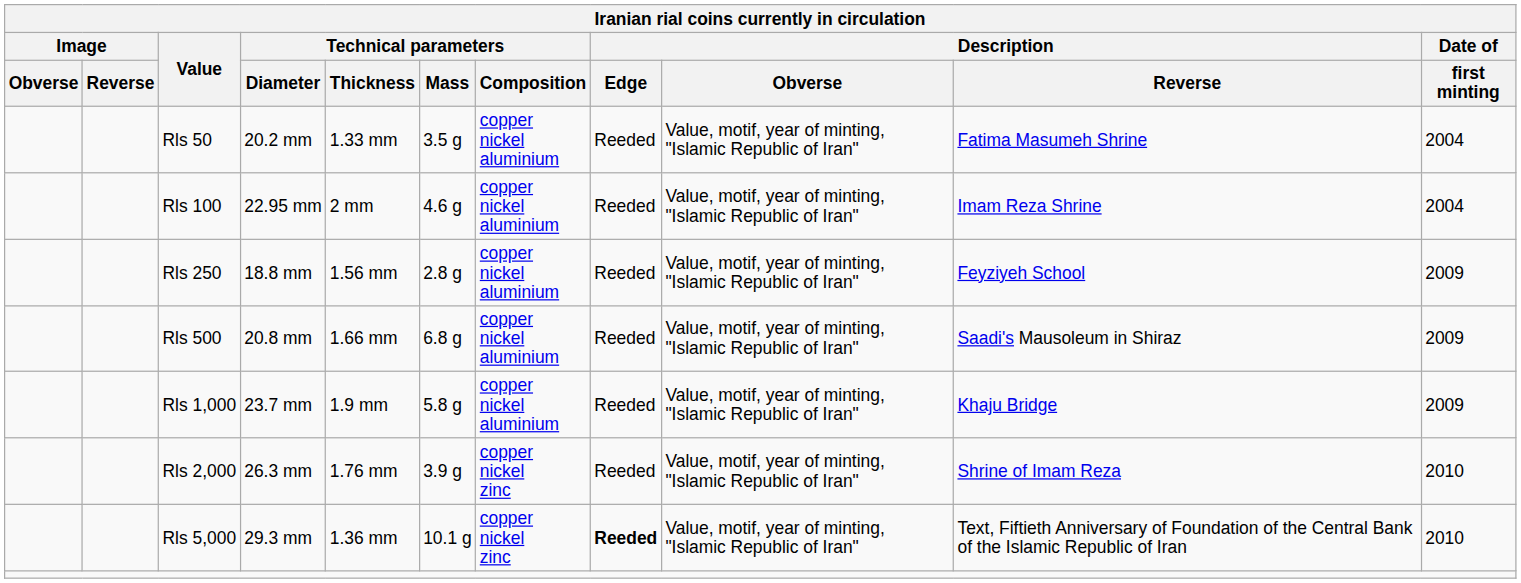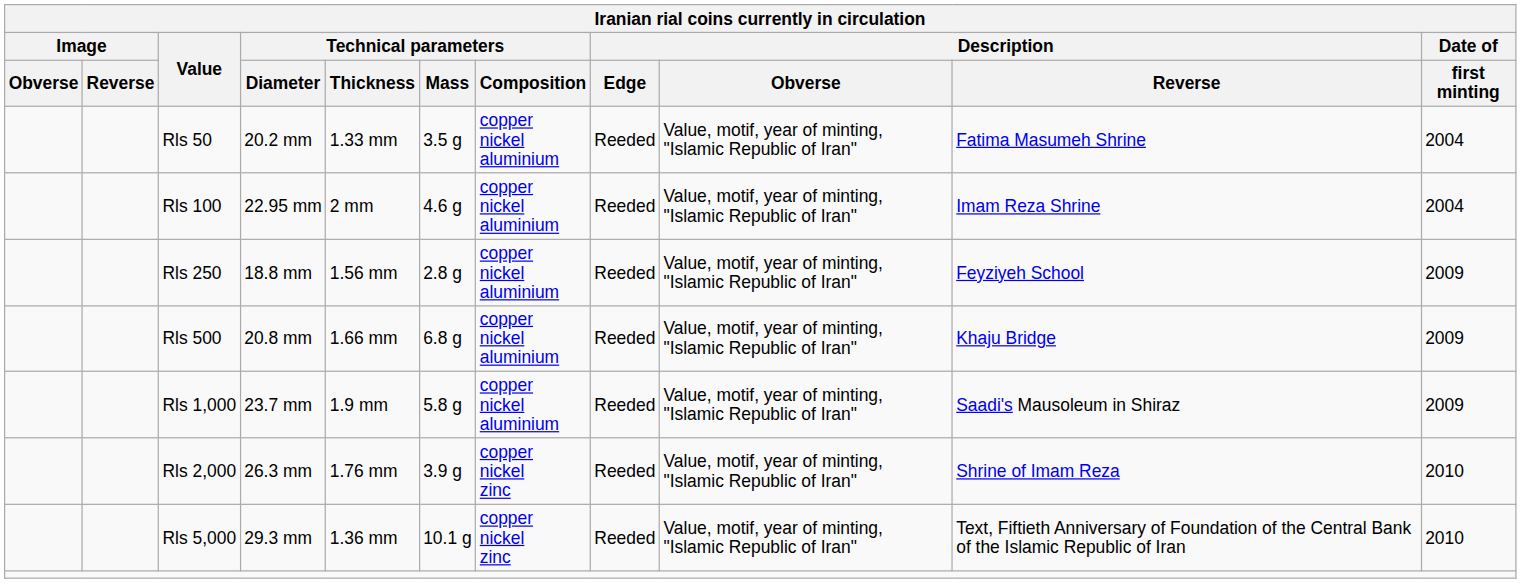(1069, 339) Saadi's Mausoleum in Shiraz -> (1006, 339) Khaju Bridge
(1007, 405) Khaju Bridge -> (1068, 405) Saadi's Mausoleum in Shiraz
(626, 538) bold -> (625, 538) normal
